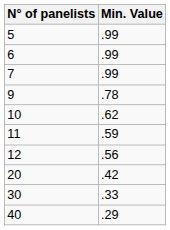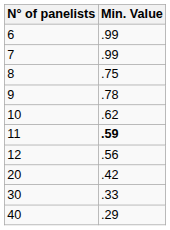- row: (11, 34)
+ row: (11, 74)
(110, 134) normal -> (110, 134) bold
